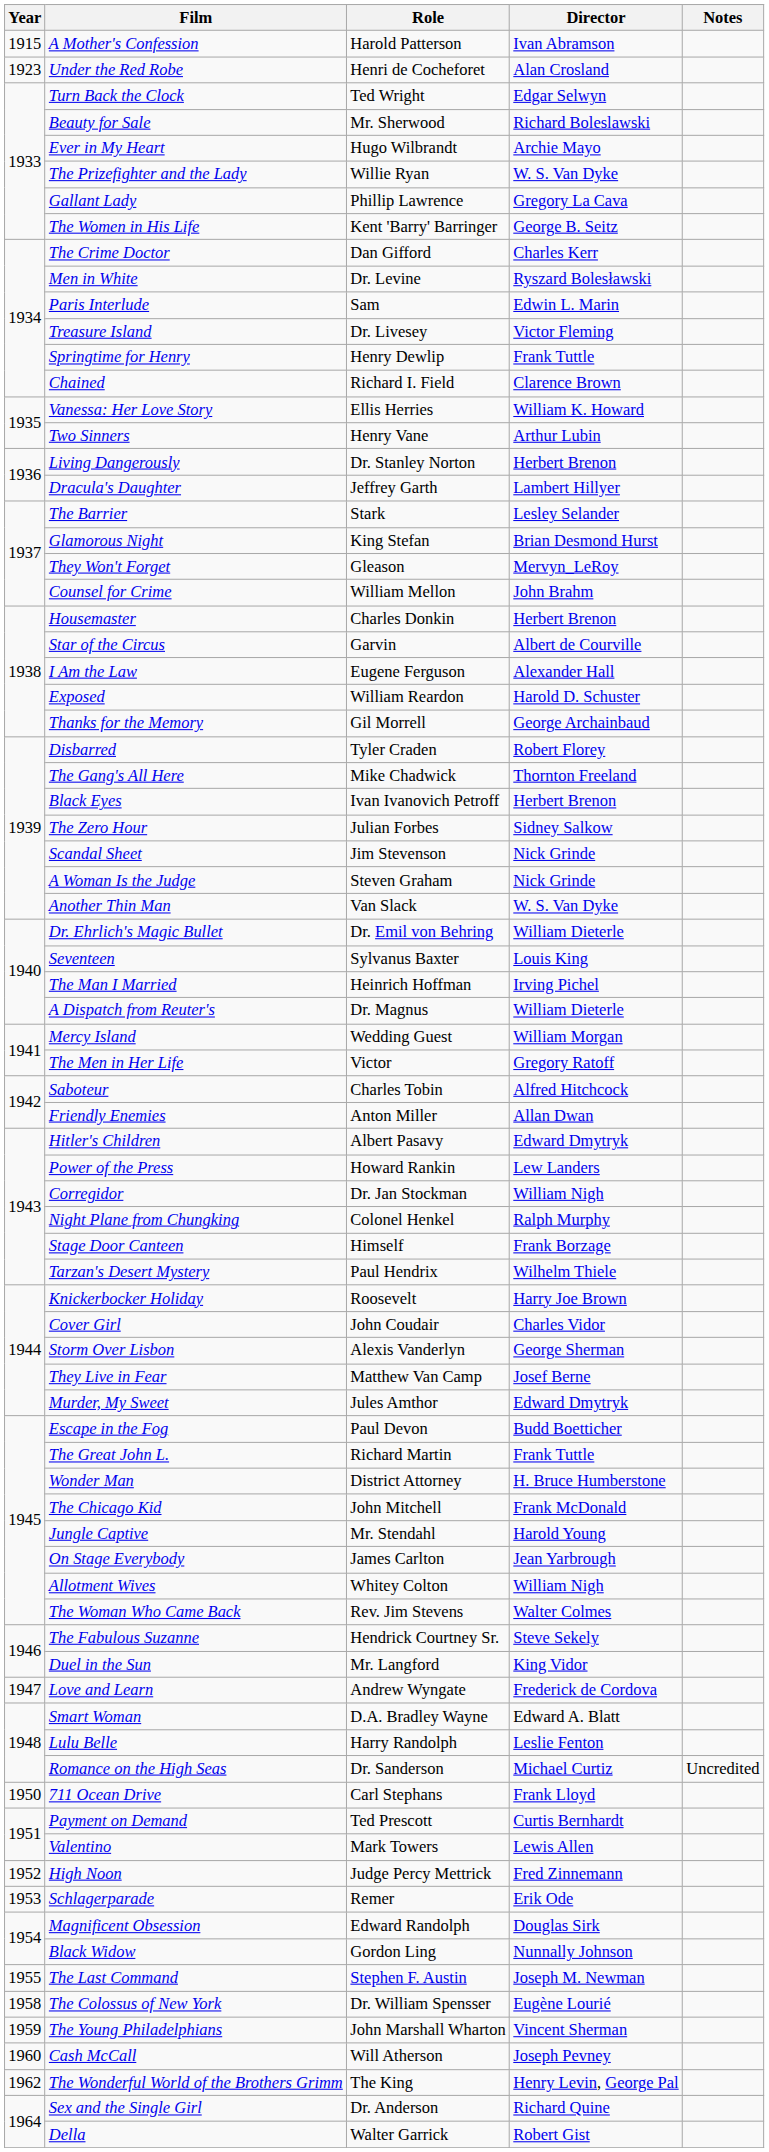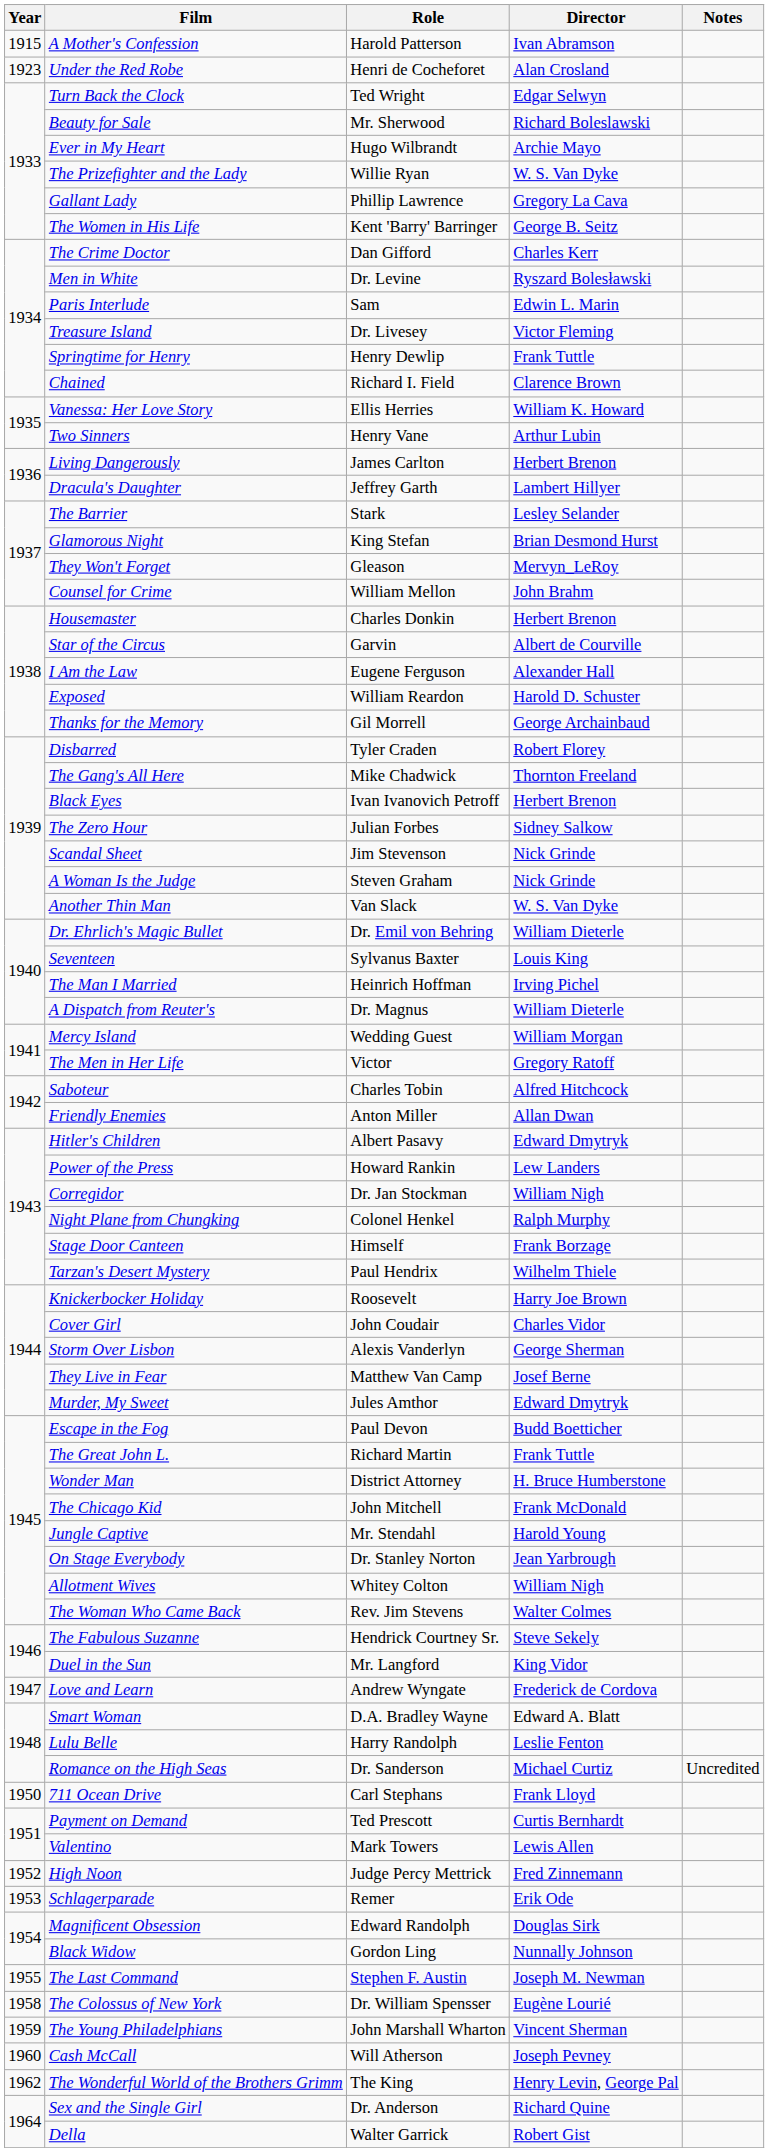(413, 461) Dr. Stanley Norton -> (397, 461) James Carlton
(397, 1559) James Carlton -> (413, 1559) Dr. Stanley Norton
